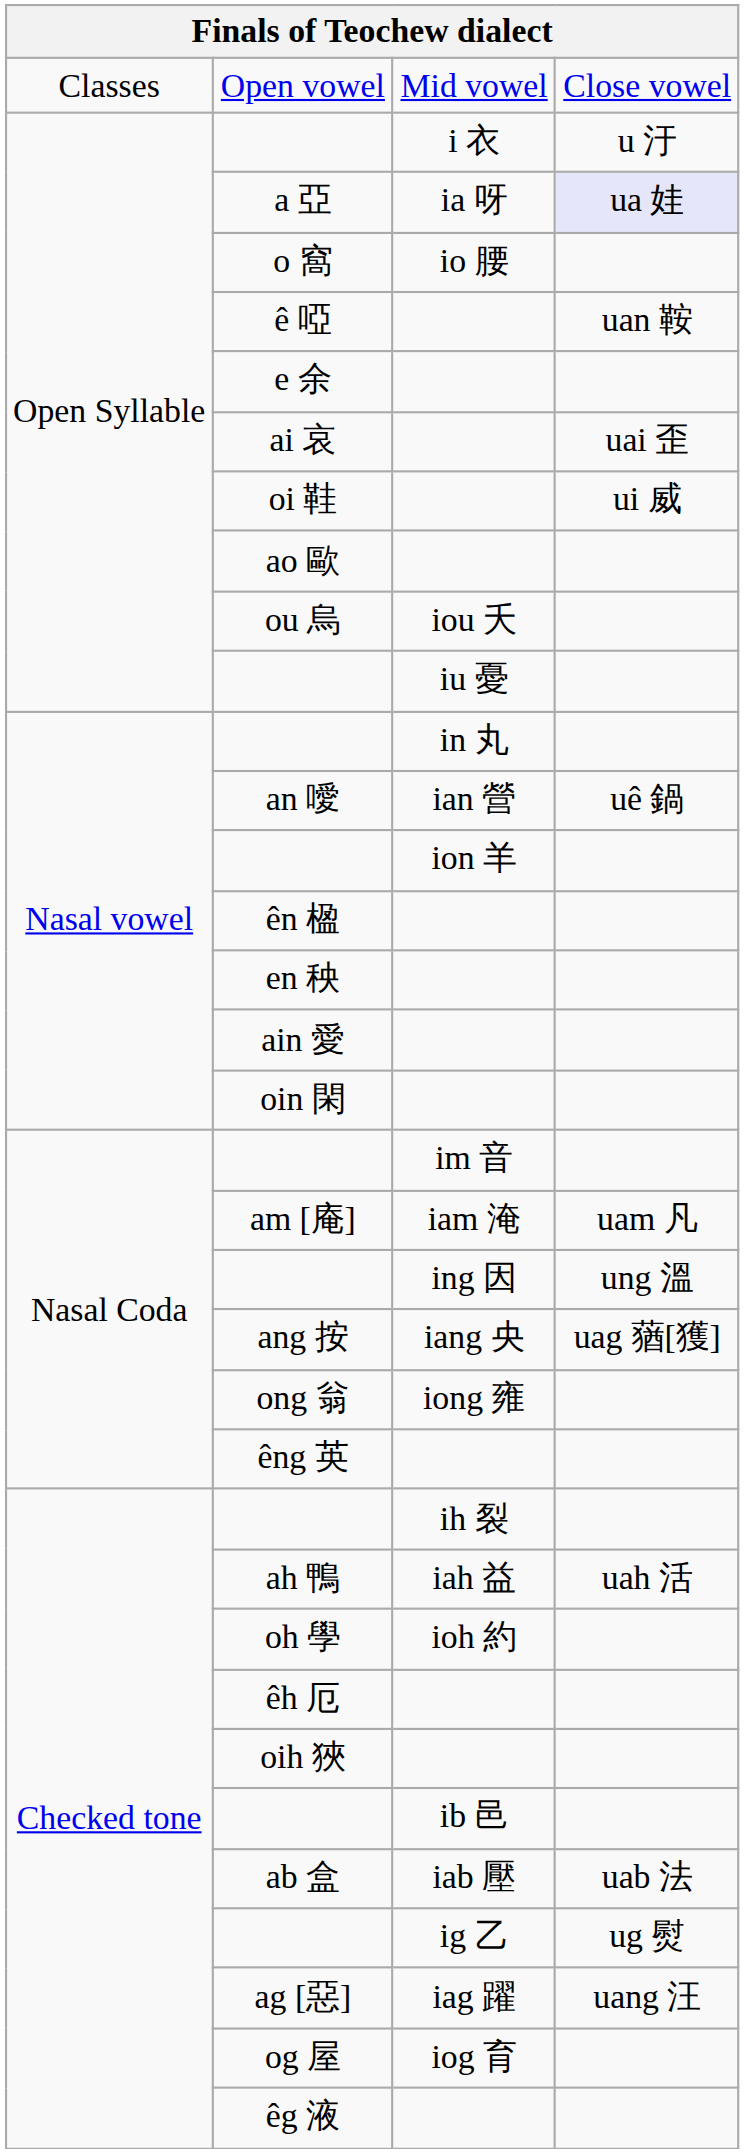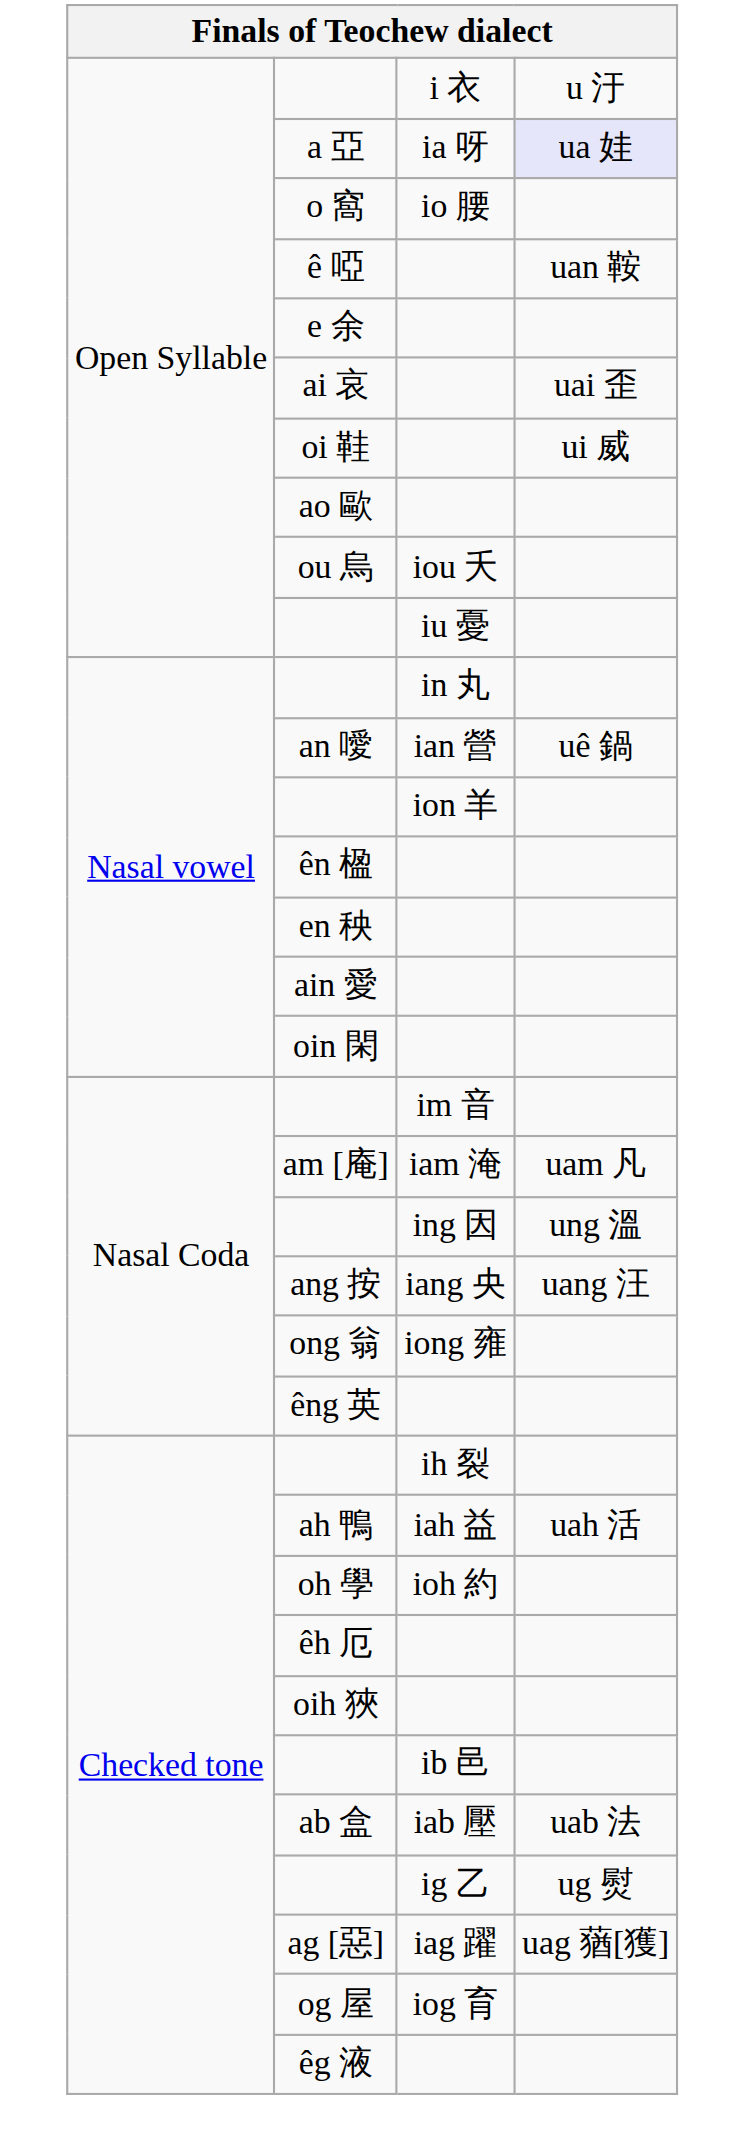- row: (303, 84)
(647, 1337) uag 蕕[獲] -> (596, 1284) uang 汪
(647, 1996) uang 汪 -> (596, 1942) uag 蕕[獲]
